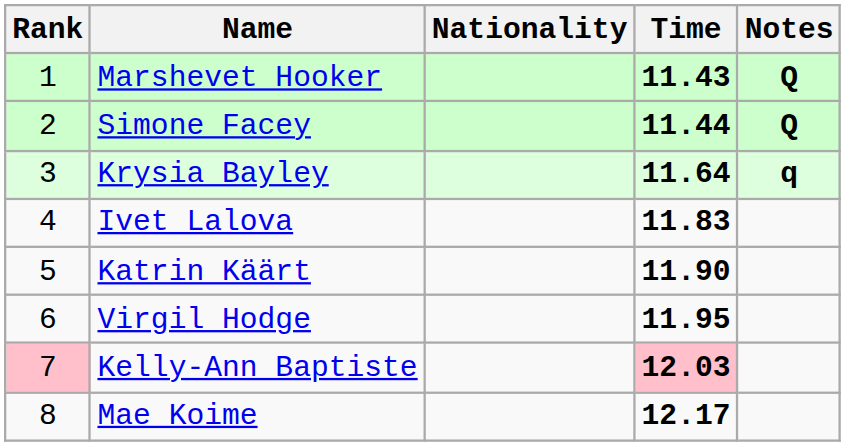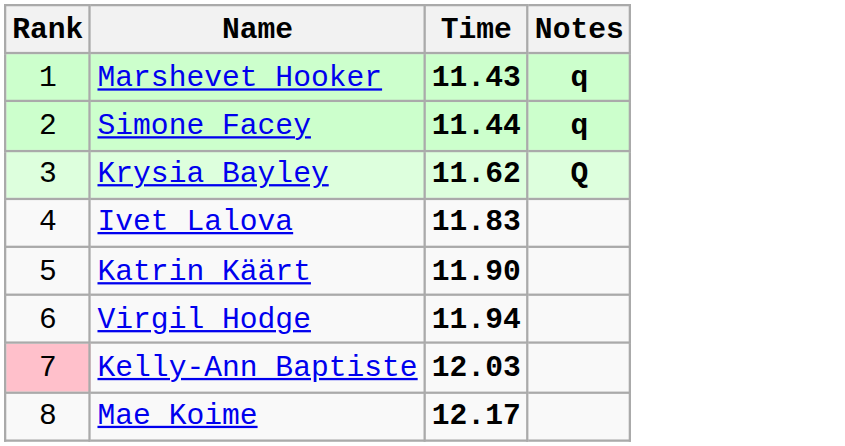- column: (530, 29)
(789, 78) Q -> (579, 78) q
(789, 126) Q -> (579, 126) q
(686, 174) 11.64 -> (476, 174) 11.62
(789, 174) q -> (579, 174) Q
(686, 319) 11.95 -> (476, 319) 11.94
(686, 367) pink background -> (476, 367) no background
